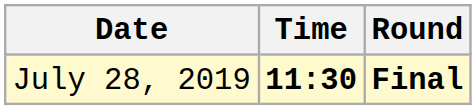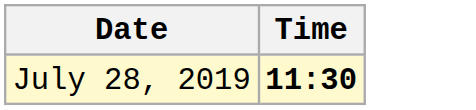- column: (417, 30)
